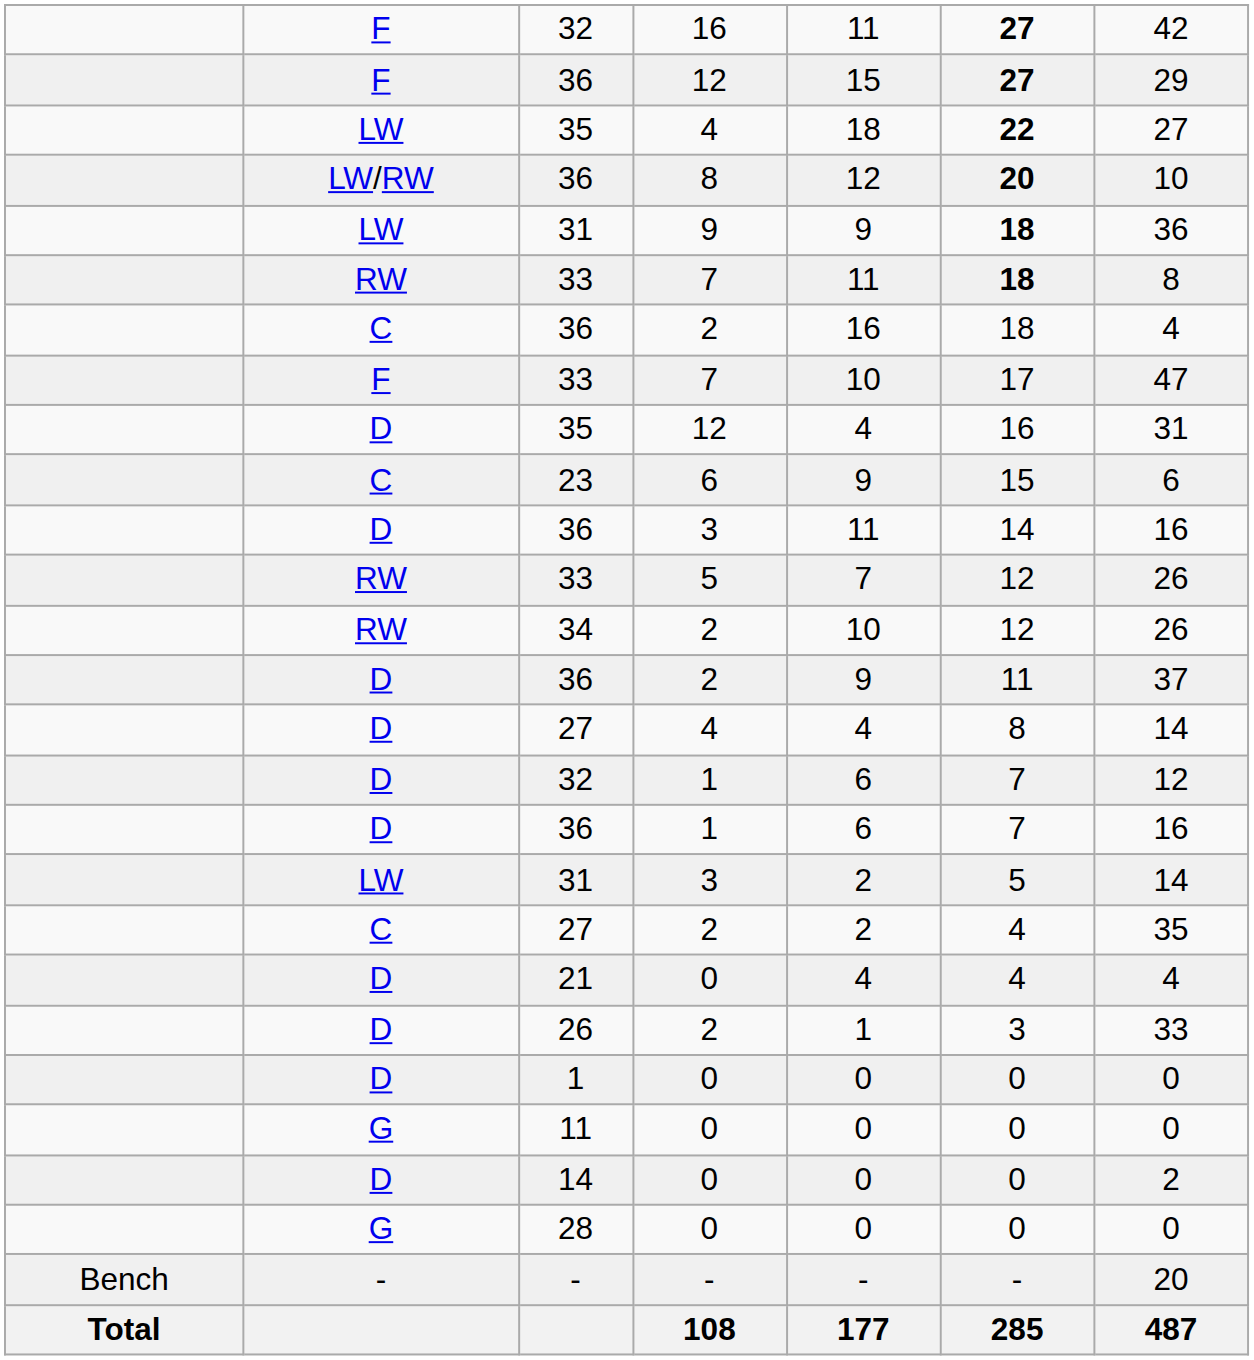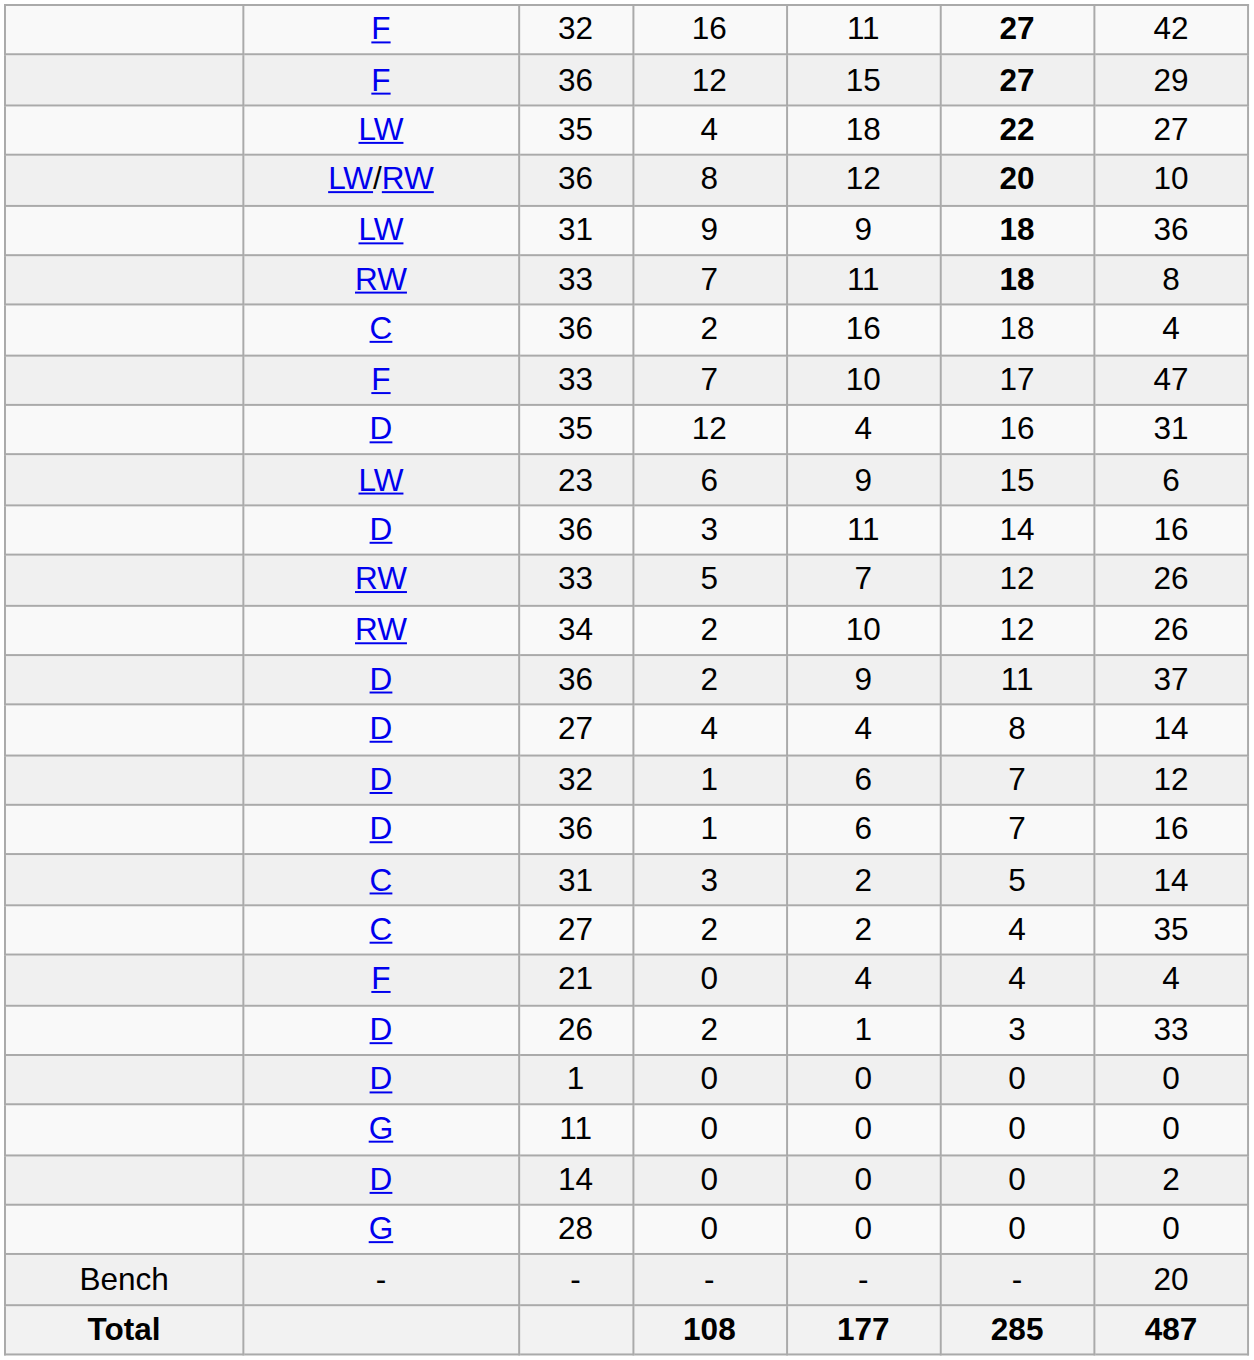(381, 479) C -> (381, 479) LW
(381, 879) LW -> (381, 879) C
(381, 979) D -> (381, 979) F
